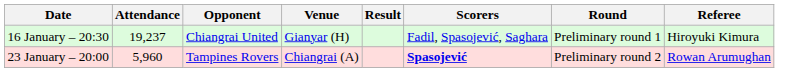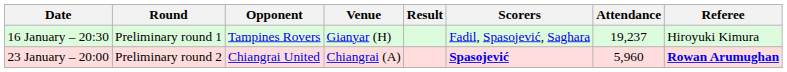columns swapped: (608, 15) <-> (147, 15)
(232, 36) Chiangrai United -> (274, 36) Tampines Rovers
(232, 57) Tampines Rovers -> (274, 57) Chiangrai United
(719, 57) normal -> (723, 57) bold
